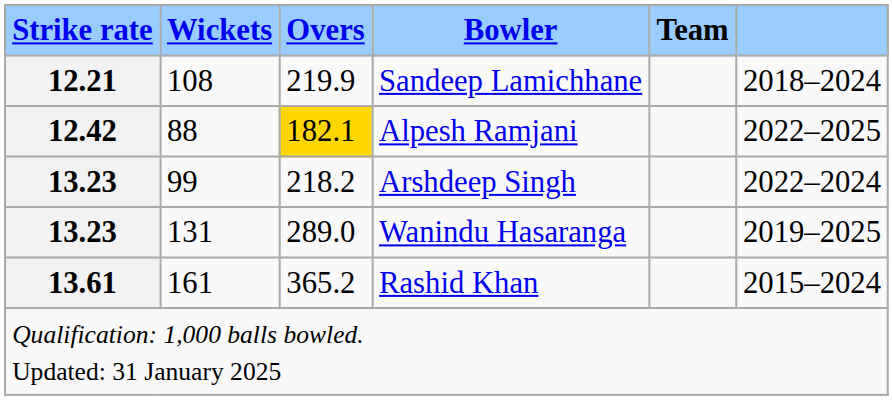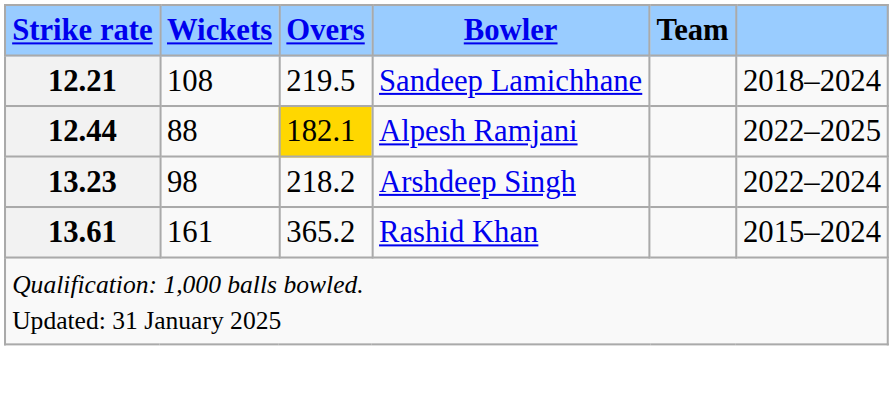(321, 80) 219.9 -> (321, 80) 219.5
(82, 131) 12.42 -> (82, 131) 12.44
(182, 181) 99 -> (182, 181) 98
- row: (503, 232)
